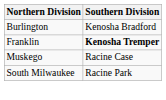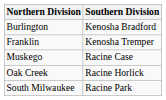(122, 42) bold -> (120, 42) normal
+ row: (27, 73)
